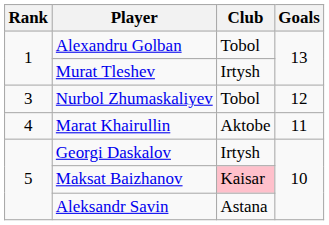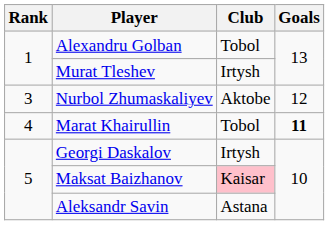(240, 98) Tobol -> (245, 98) Aktobe
(245, 125) Aktobe -> (240, 125) Tobol
(299, 125) normal -> (299, 125) bold
